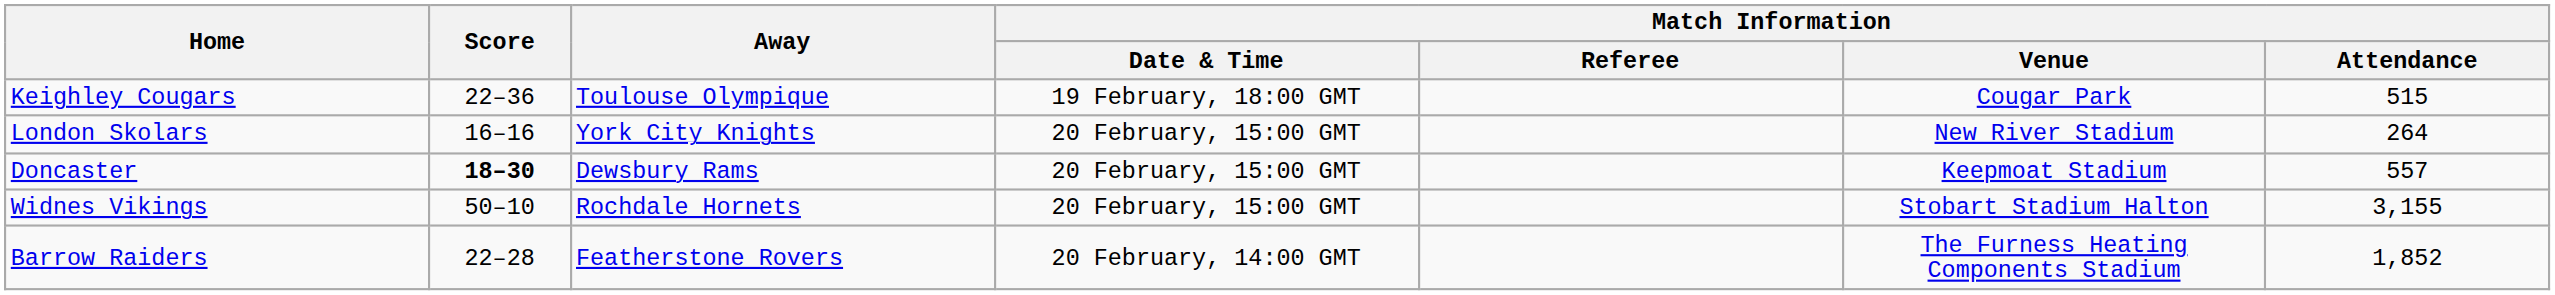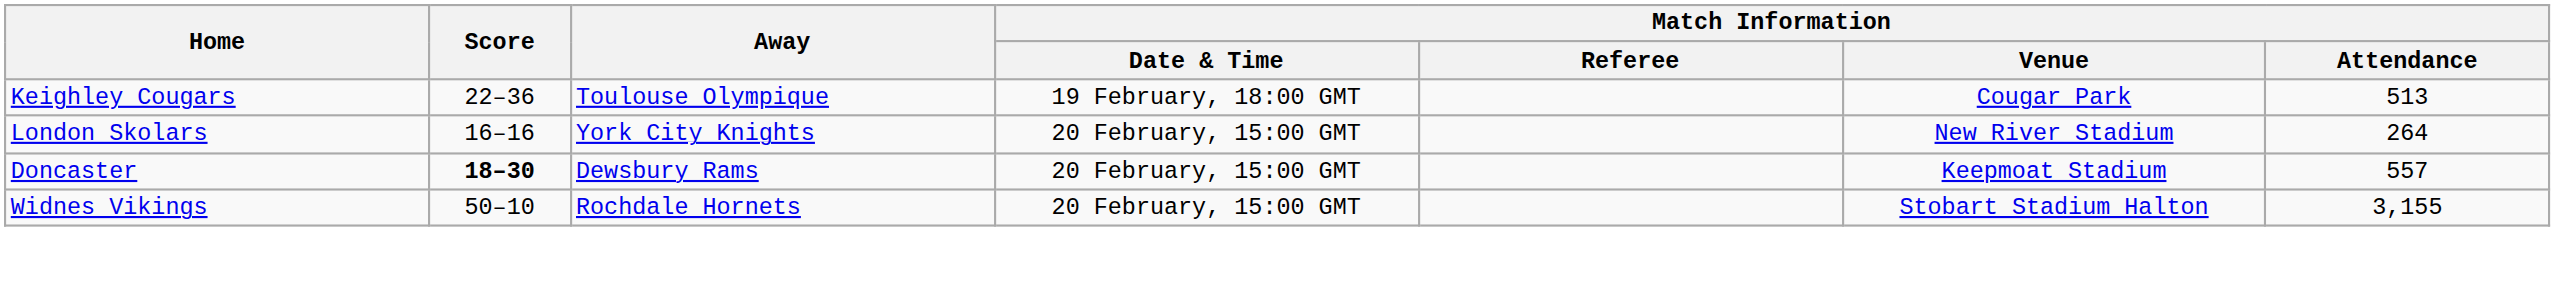(2407, 97) 515 -> (2407, 97) 513
- row: (109, 258)
